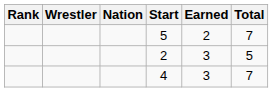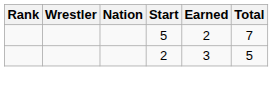- row: (164, 76)
